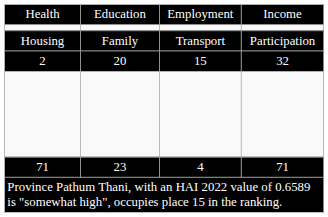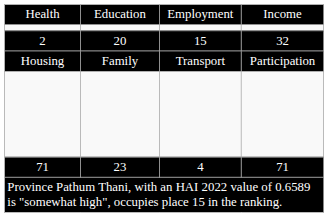rows swapped: (43, 61) <-> (43, 40)
